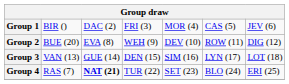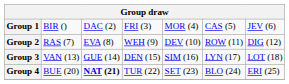(61, 41) BUE (20) -> (59, 41) RAS (7)
(59, 71) RAS (7) -> (61, 71) BUE (20)
